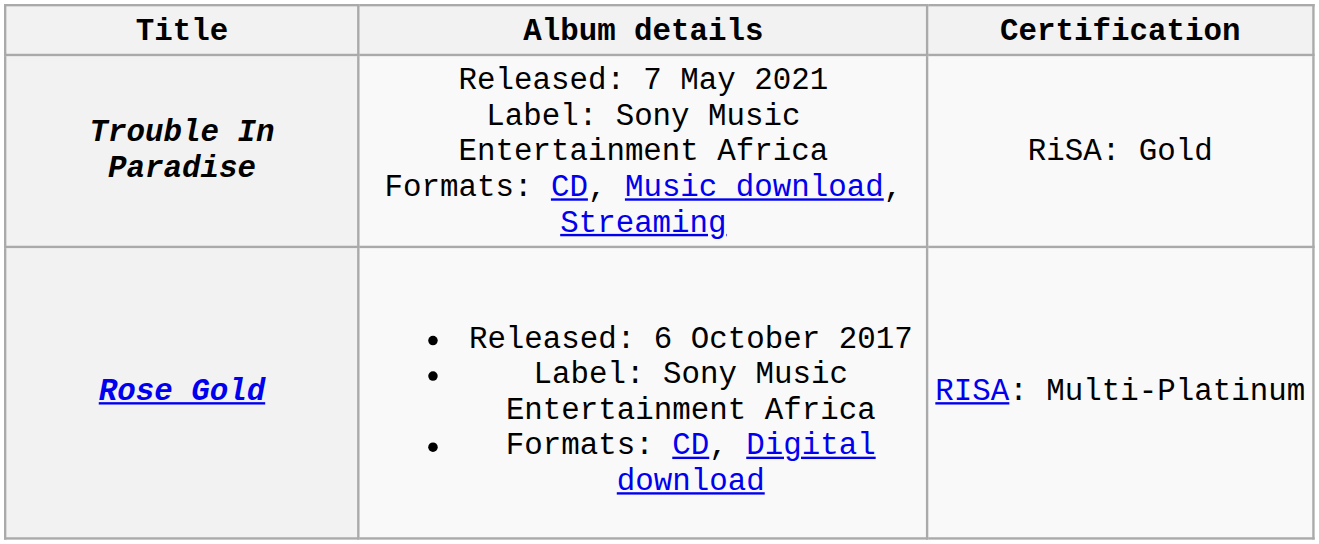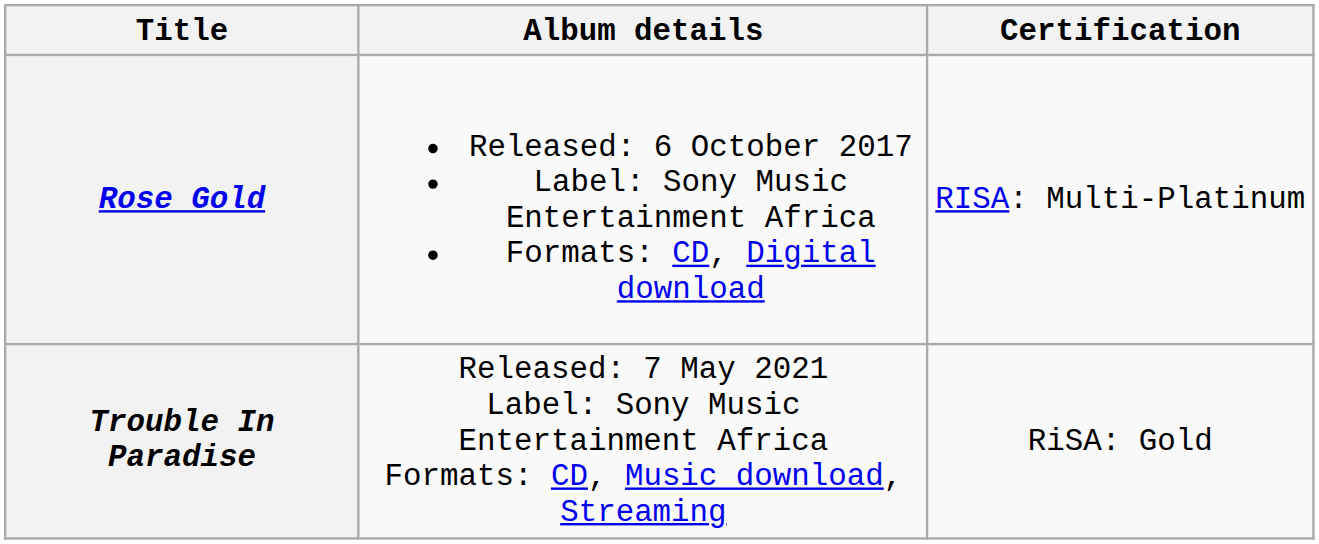rows swapped: (182, 393) <-> (182, 152)
